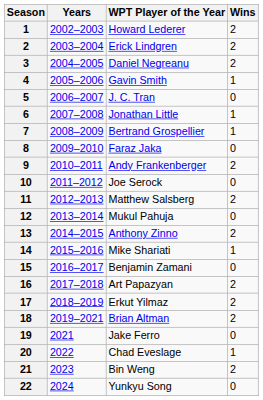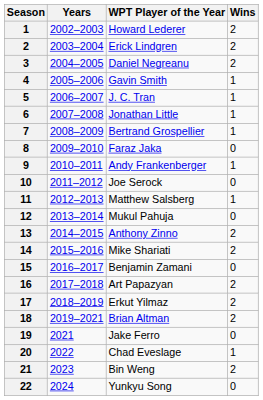(233, 98) 0 -> (233, 98) 1
(233, 166) 2 -> (233, 166) 1
(233, 200) 2 -> (233, 200) 1
(233, 251) 1 -> (233, 251) 2
